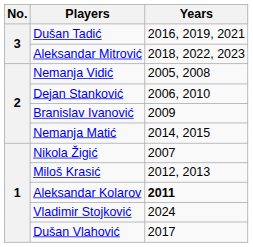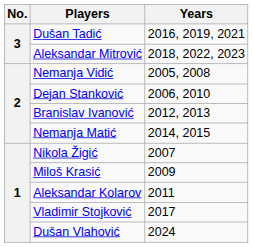(162, 113) 2009 -> (179, 113) 2012, 2013
(179, 172) 2012, 2013 -> (162, 172) 2009
(161, 192) bold -> (161, 192) normal
(162, 212) 2024 -> (162, 212) 2017
(162, 232) 2017 -> (162, 232) 2024
